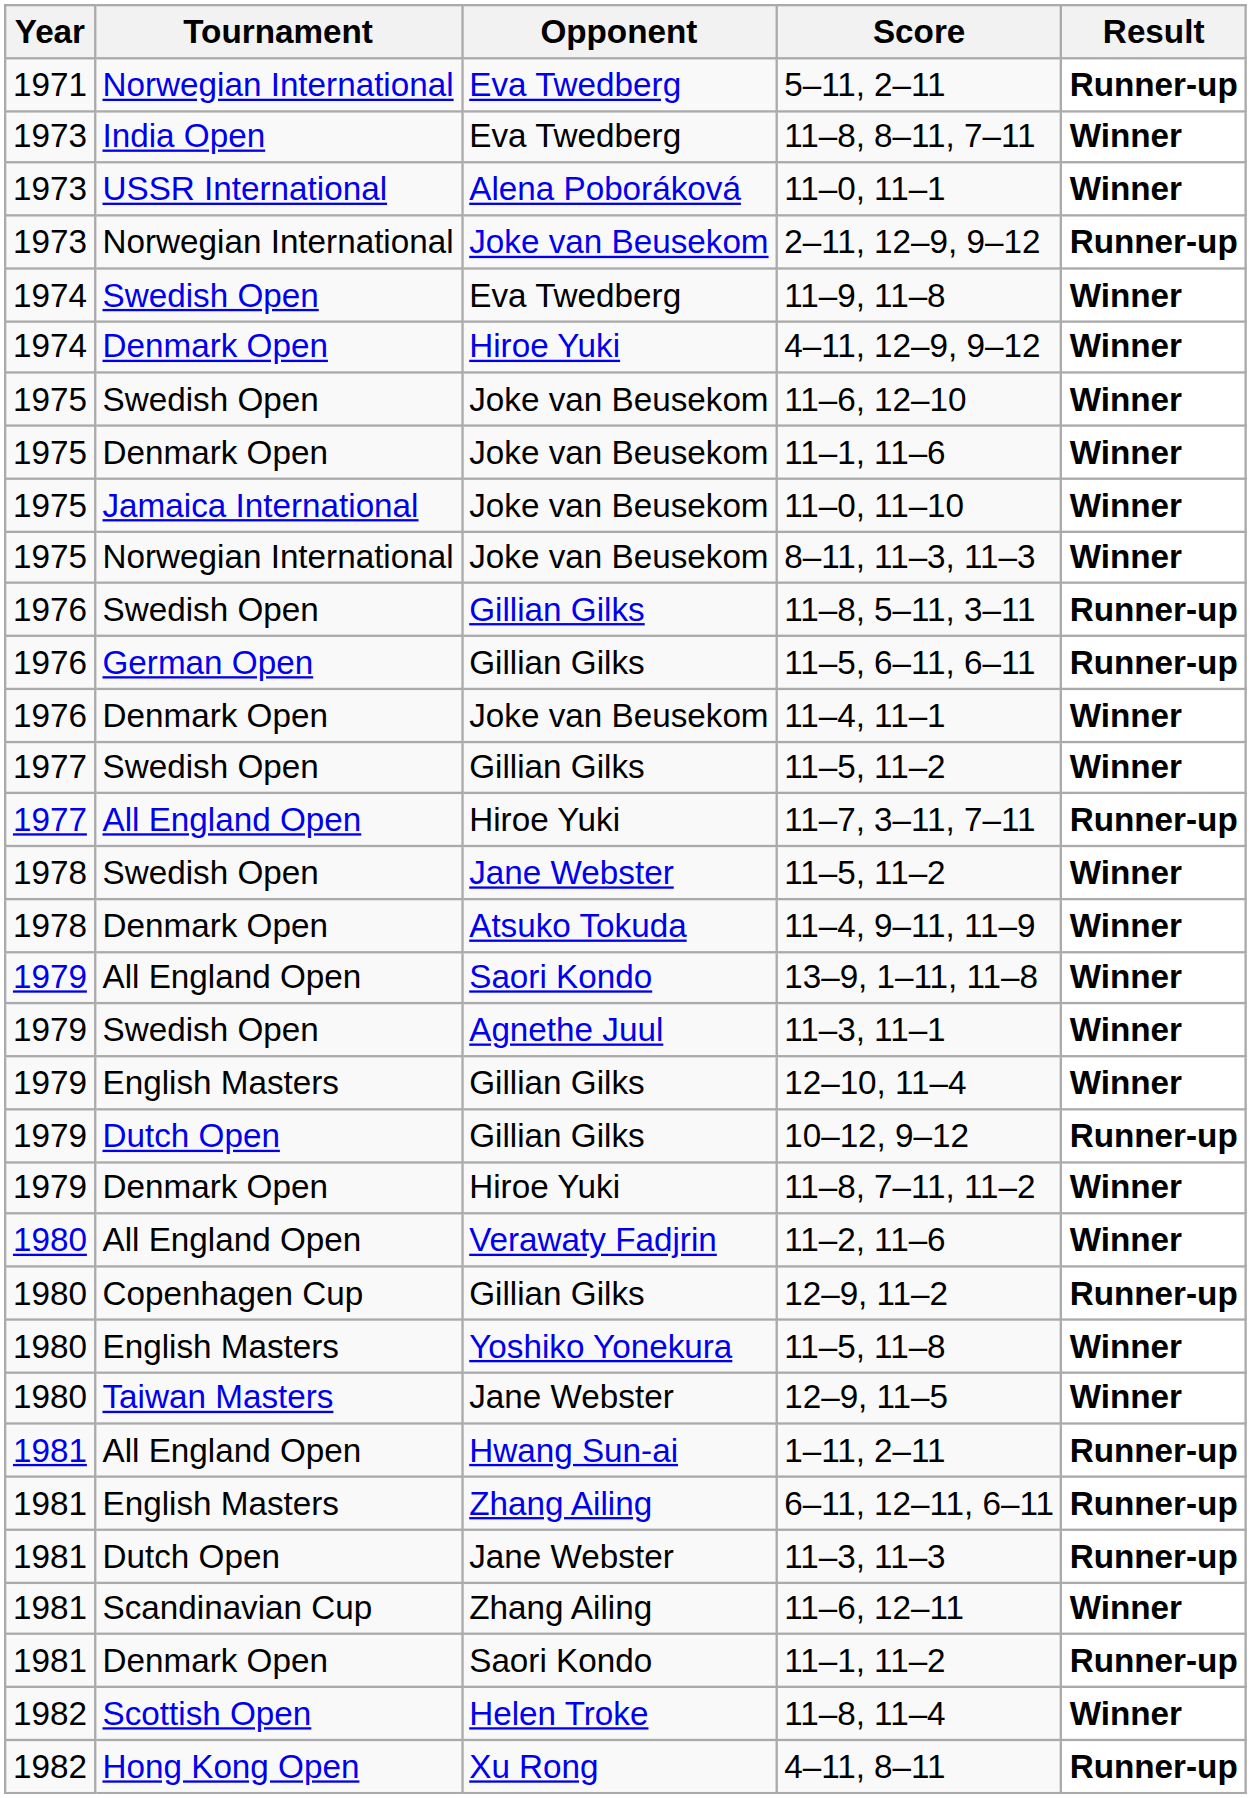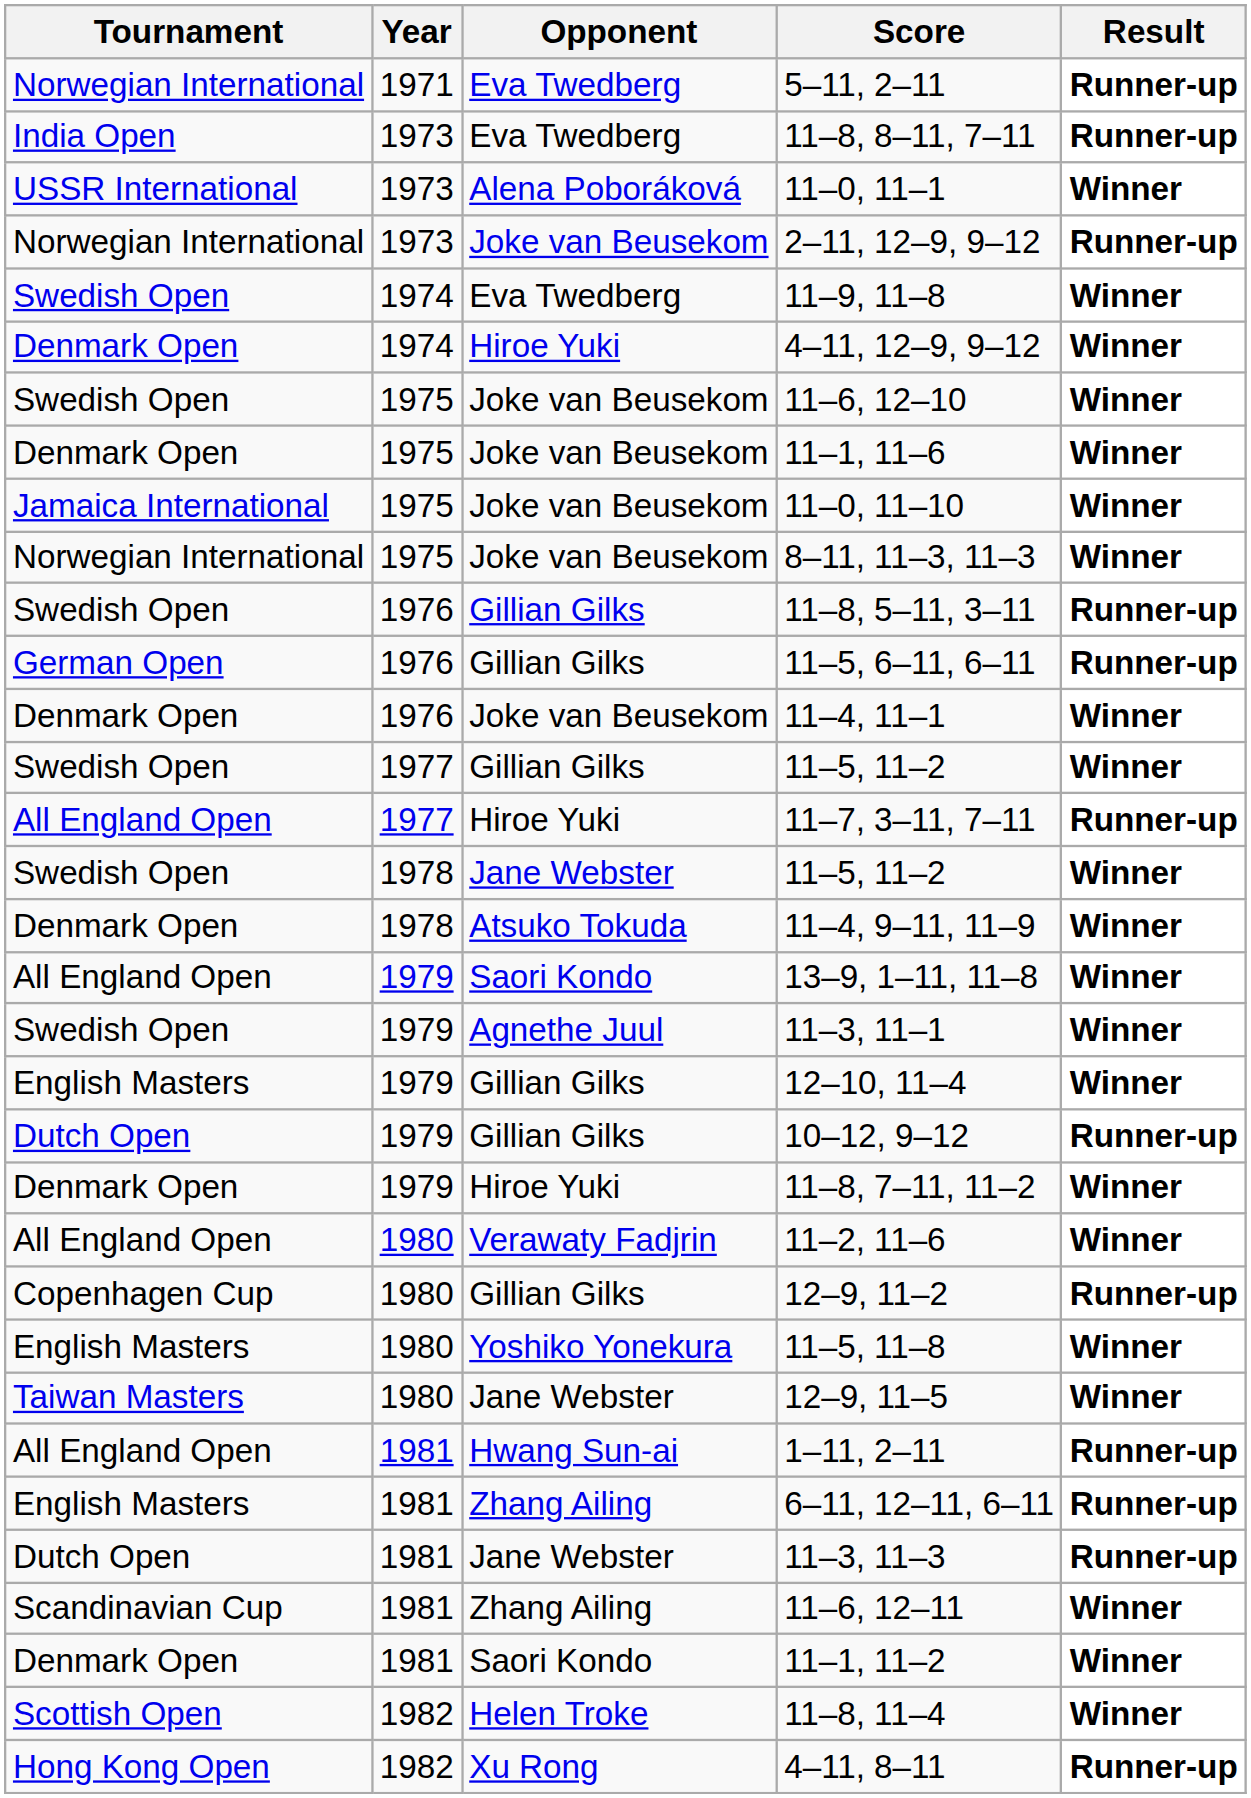columns swapped: (50, 32) <-> (278, 32)
(1126, 137) Winner -> (1154, 137) Runner-up
(1154, 1661) Runner-up -> (1126, 1661) Winner
